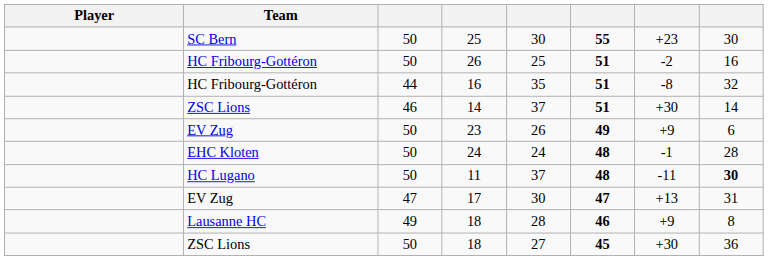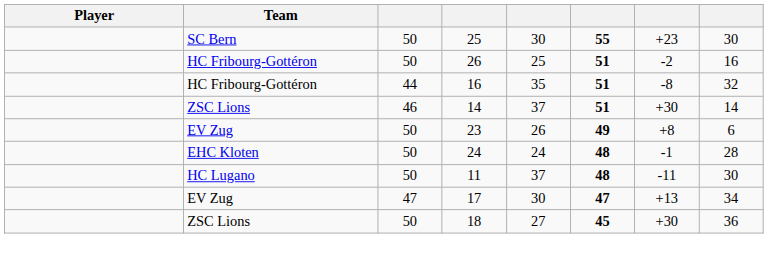(667, 130) +9 -> (667, 130) +8
(731, 175) bold -> (731, 175) normal
(731, 198) 31 -> (731, 198) 34
- row: (227, 221)
